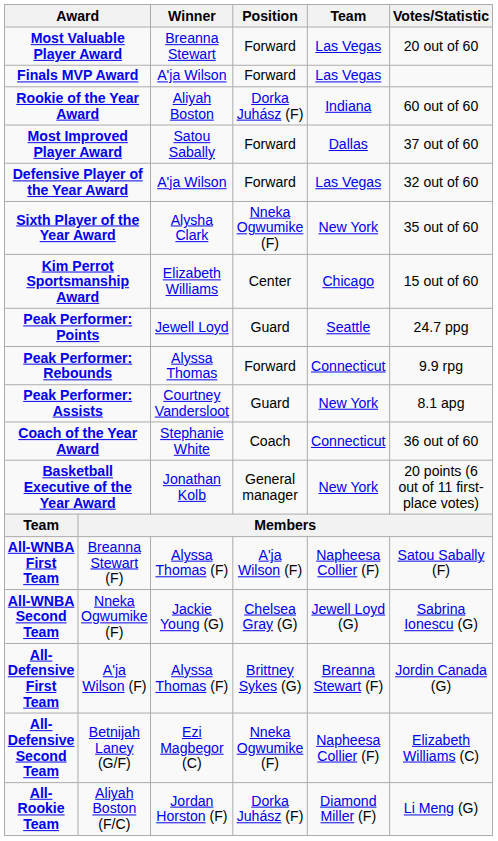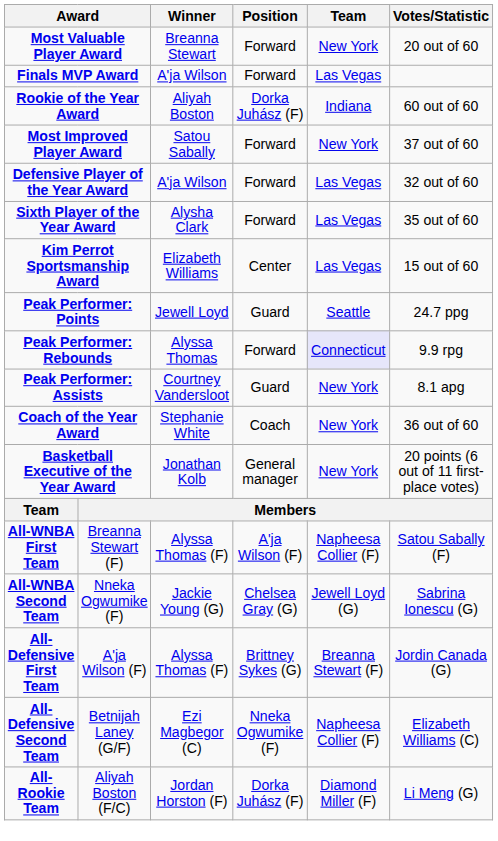(348, 46) Las Vegas -> (348, 46) New York
(348, 144) Dallas -> (348, 144) New York
(270, 228) Nneka Ogwumike (F) -> (270, 220) Forward
(348, 228) New York -> (348, 220) Las Vegas
(348, 282) Chicago -> (348, 266) Las Vegas
(348, 366) no background -> (348, 350) lavender background
(348, 442) Connecticut -> (348, 426) New York
